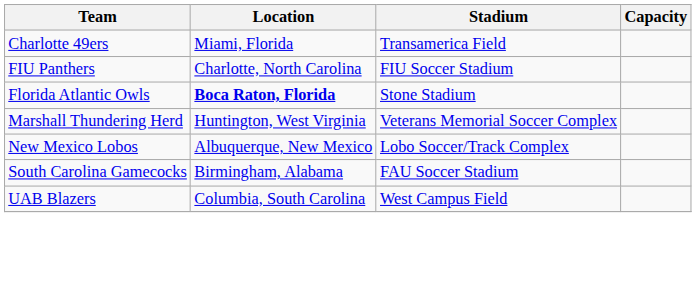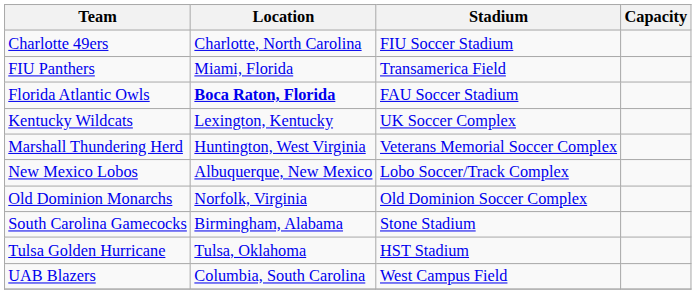(244, 43) Miami, Florida -> (278, 43) Charlotte, North Carolina
(443, 43) Transamerica Field -> (447, 43) FIU Soccer Stadium
(278, 69) Charlotte, North Carolina -> (244, 69) Miami, Florida
(447, 69) FIU Soccer Stadium -> (443, 69) Transamerica Field
(428, 95) Stone Stadium -> (449, 95) FAU Soccer Stadium
+ row: (71, 120)
+ row: (90, 198)
(449, 172) FAU Soccer Stadium -> (428, 224) Stone Stadium
+ row: (87, 250)
